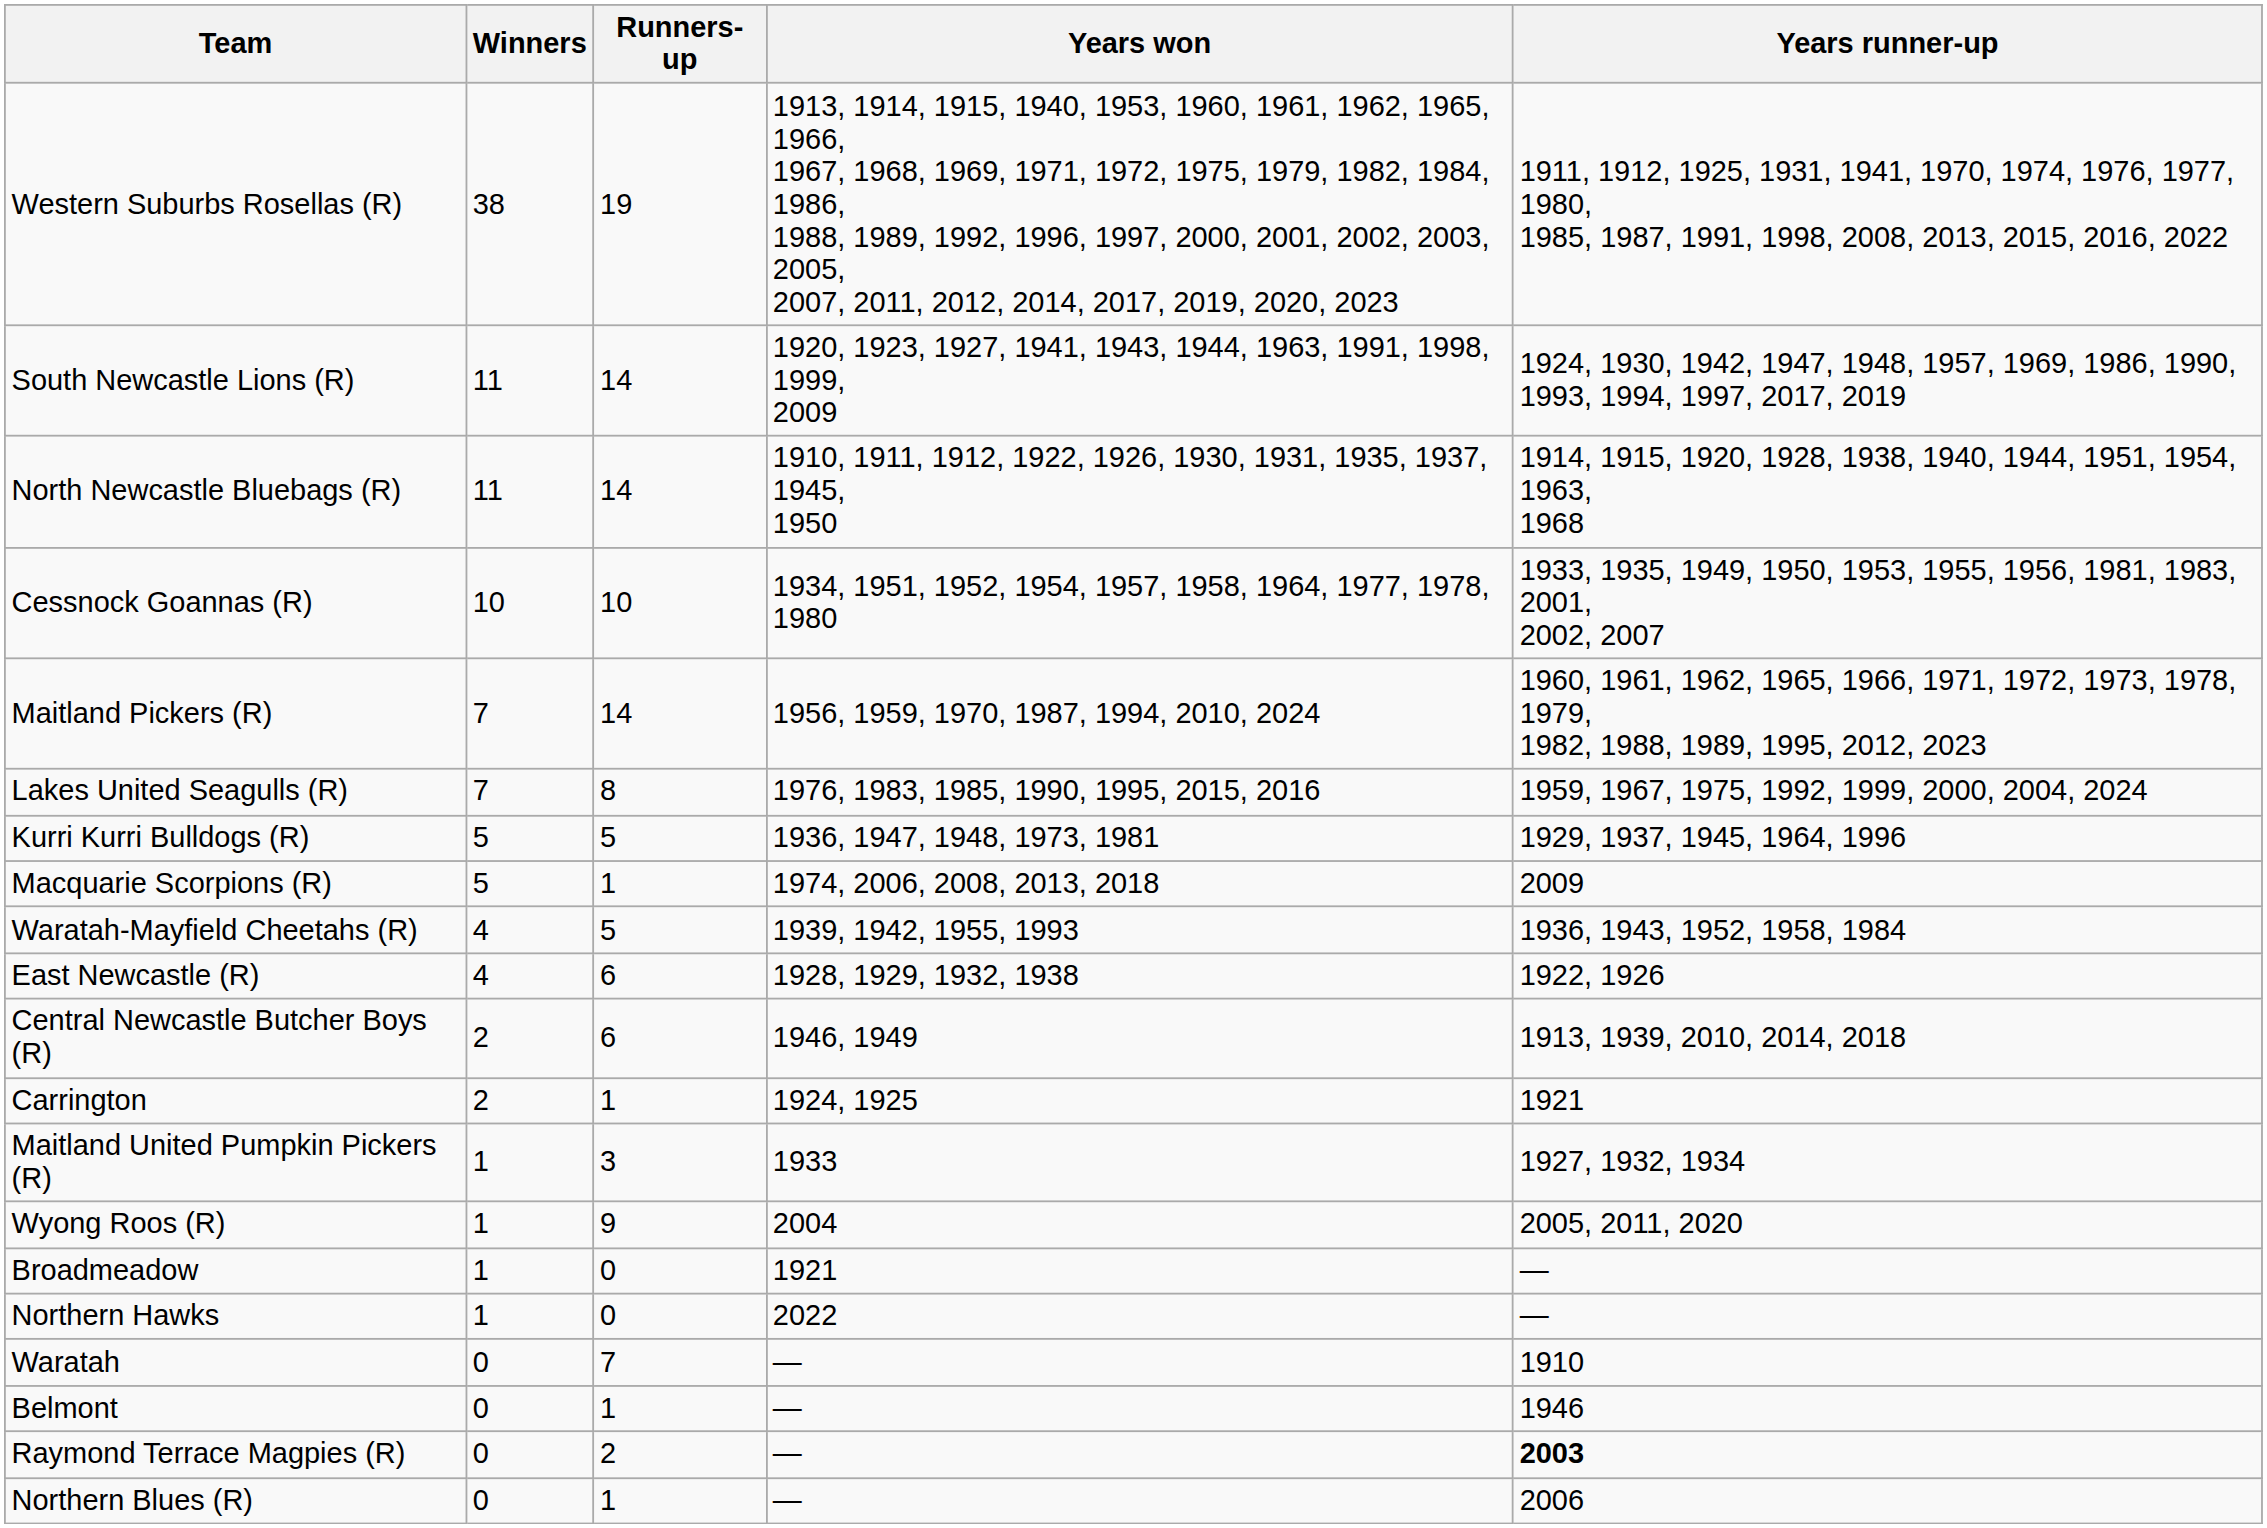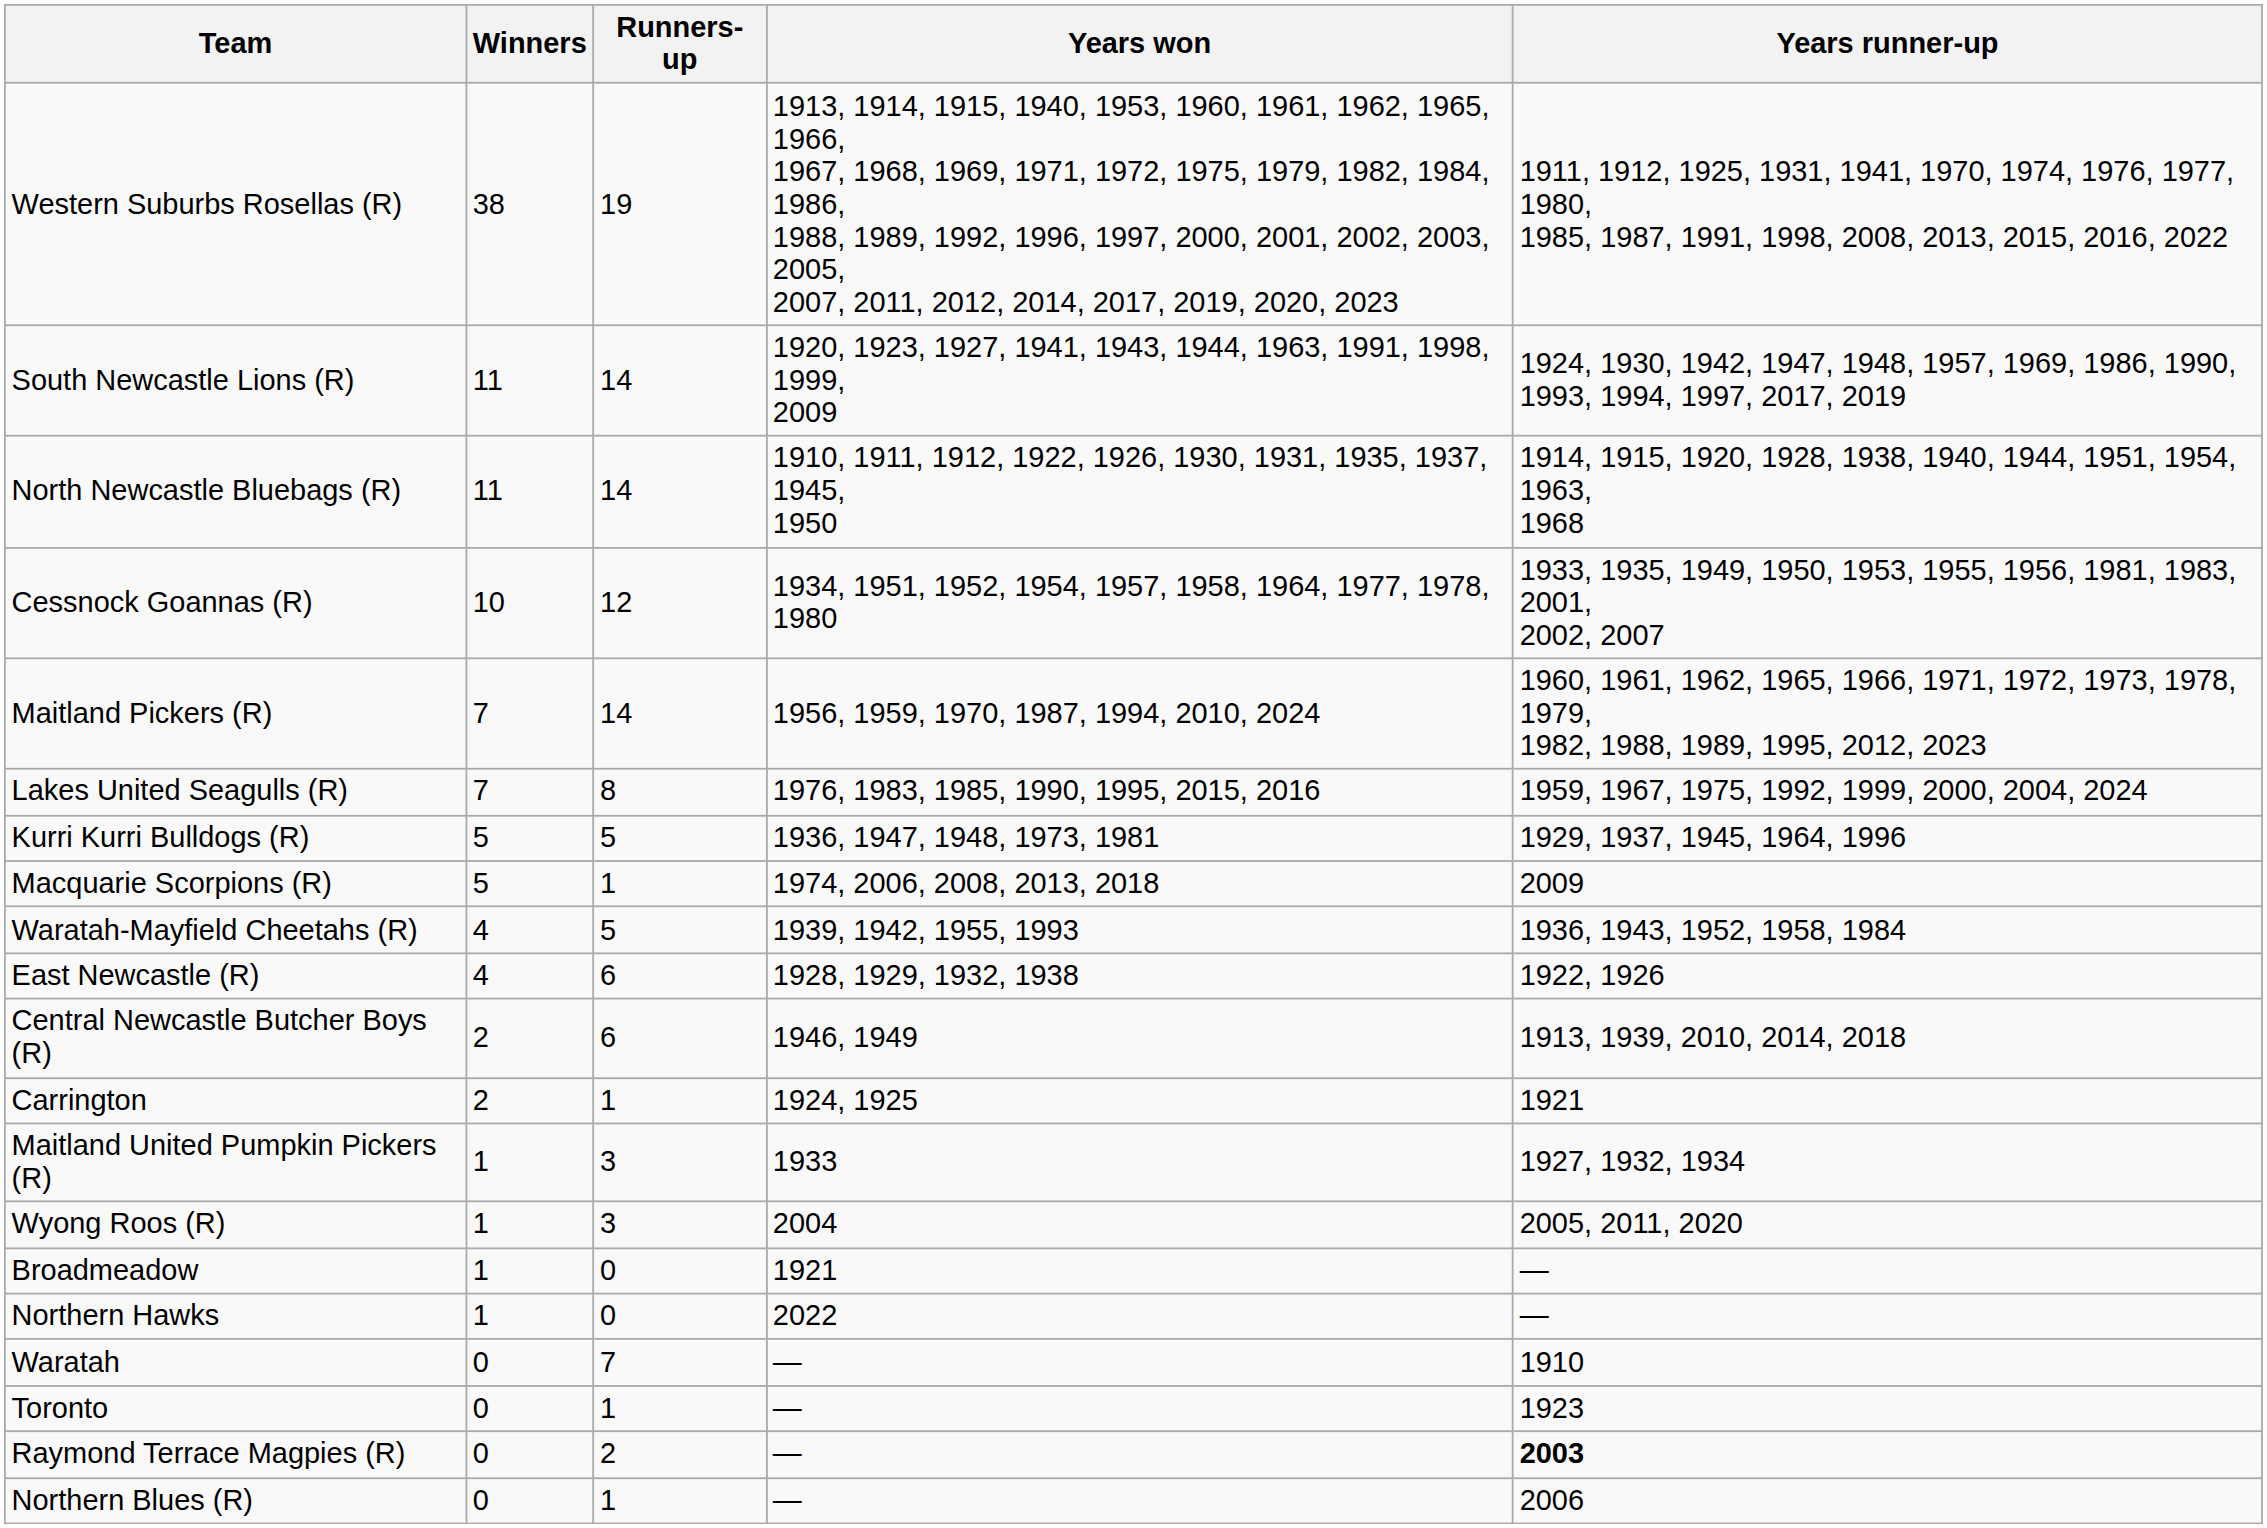(616, 602) 10 -> (616, 602) 12
(608, 1224) 9 -> (608, 1224) 3
+ row: (60, 1408)
- row: (65, 1408)
